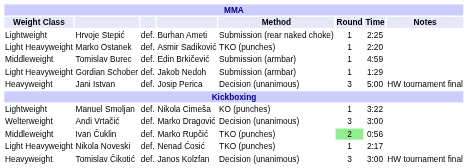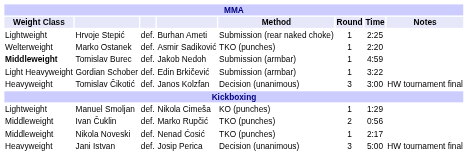(39, 47) Light Heavyweight -> (29, 47) Welterweight
(29, 60) normal -> (31, 60) bold
(183, 60) Edin Brkičević -> (182, 60) Jakob Nedoh
(182, 72) Jakob Nedoh -> (183, 72) Edin Brkičević
(375, 72) 1:29 -> (375, 72) 3:22
rows swapped: (95, 84) <-> (105, 159)
(375, 109) 3:22 -> (375, 109) 1:29
- row: (97, 122)
(350, 134) lightgreen background -> (350, 122) no background
(39, 147) Light Heavyweight -> (29, 134) Middleweight
